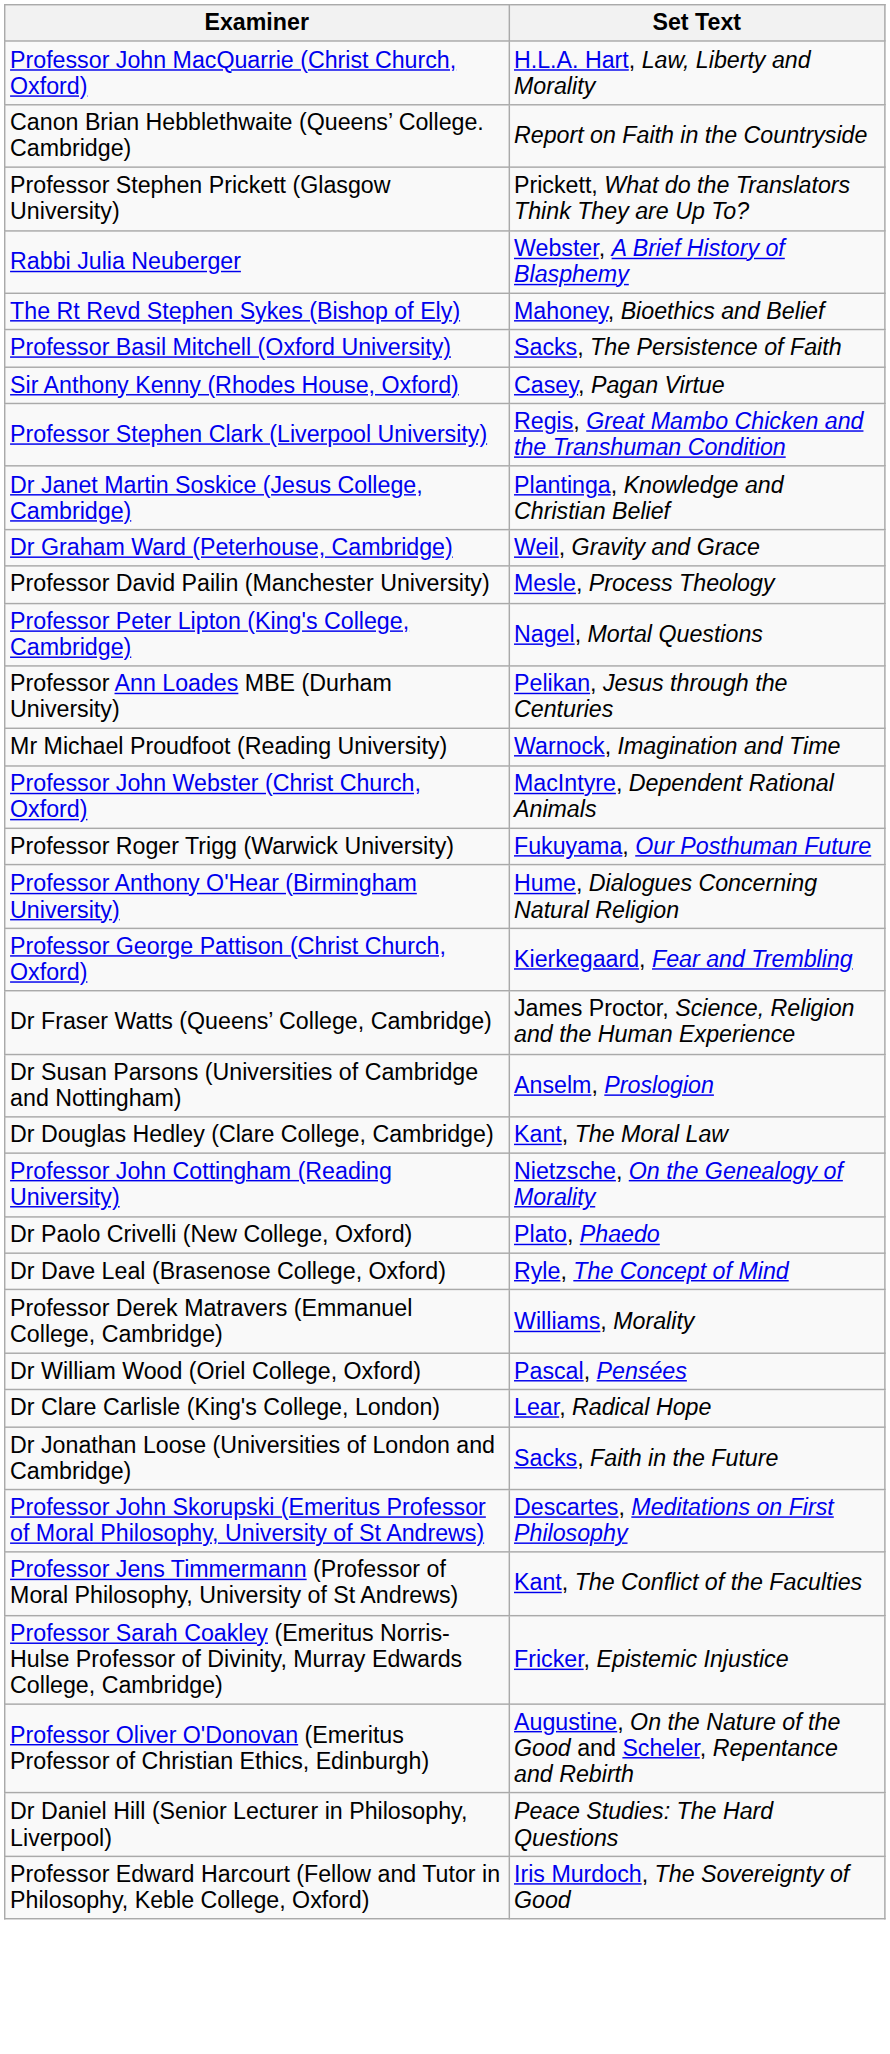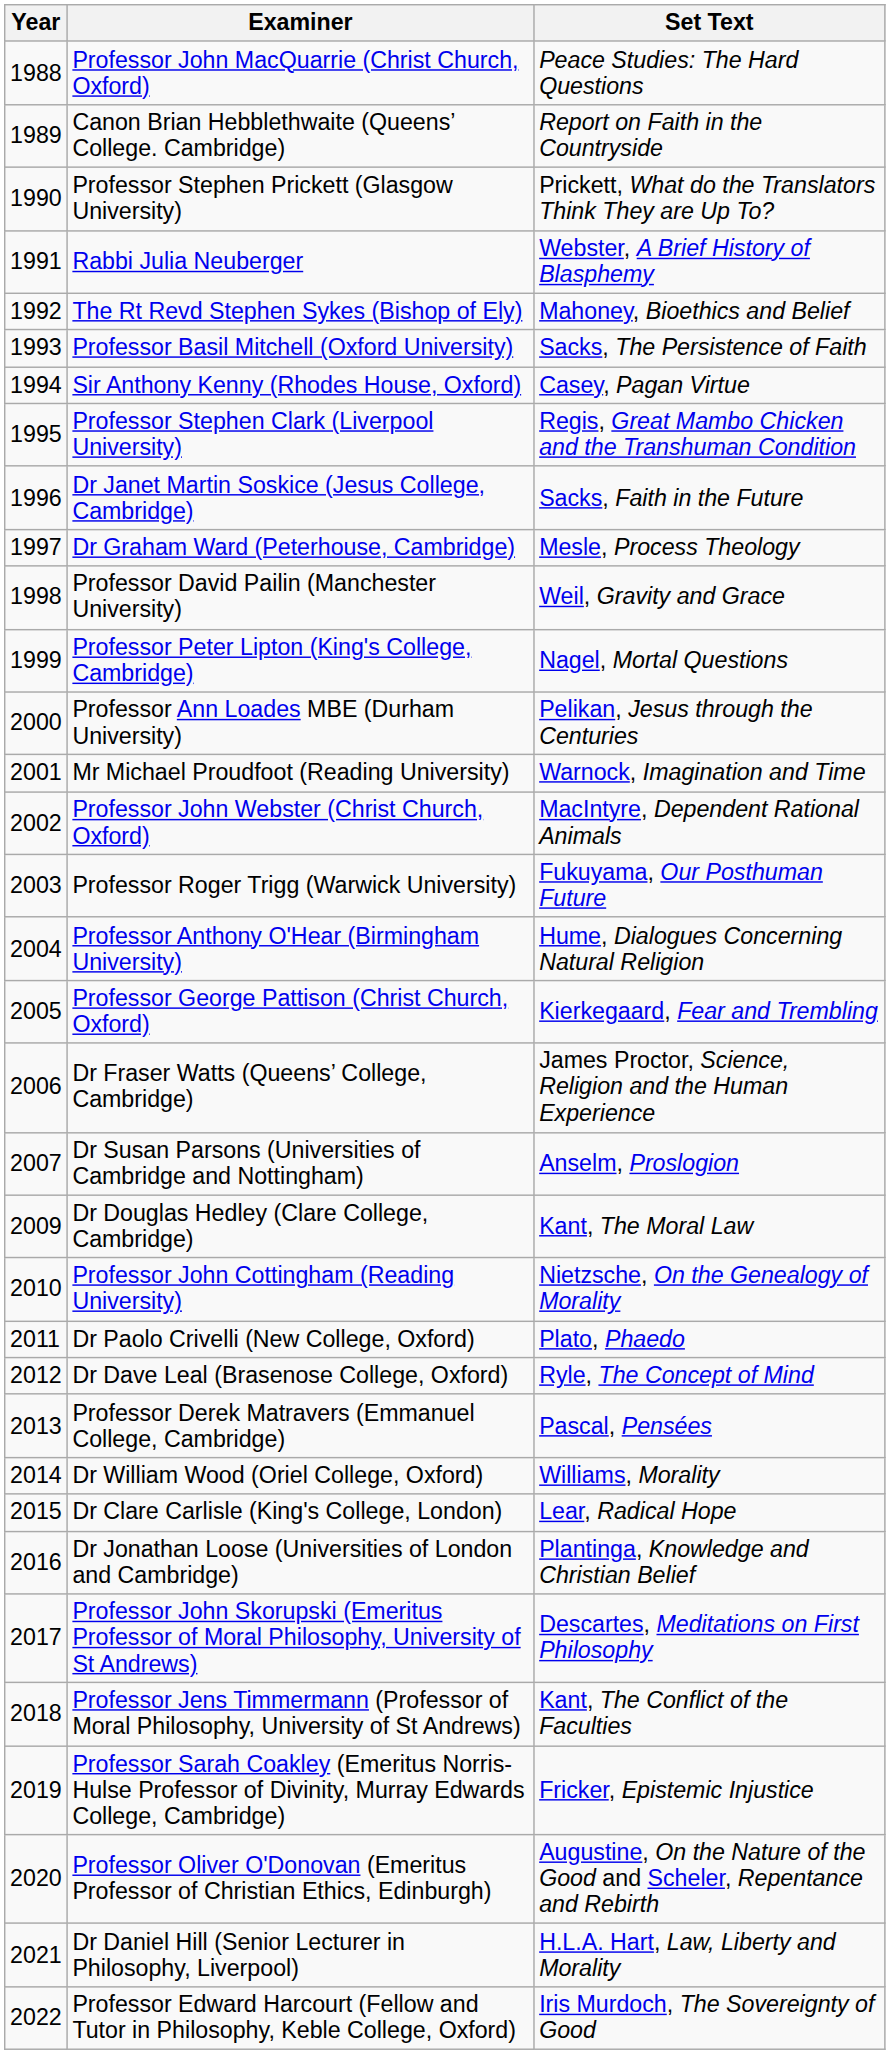+ column: (36, 22)
(662, 72) H.L.A. Hart, Law, Liberty and Morality -> (669, 72) Peace Studies: The Hard Questions
(649, 497) Plantinga, Knowledge and Christian Belief -> (671, 497) Sacks, Faith in the Future
(637, 547) Weil, Gravity and Grace -> (669, 547) Mesle, Process Theology
(644, 584) Mesle, Process Theology -> (662, 597) Weil, Gravity and Grace
(604, 1321) Williams, Morality -> (626, 1425) Pascal, Pensées
(600, 1371) Pascal, Pensées -> (629, 1475) Williams, Morality
(646, 1457) Sacks, Faith in the Future -> (674, 1562) Plantinga, Knowledge and Christian Belief
(644, 1824) Peace Studies: The Hard Questions -> (687, 1954) H.L.A. Hart, Law, Liberty and Morality
